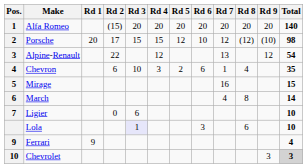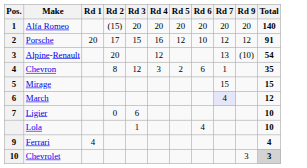- column: (247, 12)
(159, 41) 15 -> (159, 41) 16
(268, 41) (10) -> (247, 41) 12
(291, 41) 98 -> (269, 41) 91
(115, 55) 22 -> (115, 55) 20
(268, 55) 12 -> (247, 55) (10)
(115, 70) 6 -> (115, 70) 8
(137, 70) 10 -> (137, 70) 12
(225, 84) 16 -> (225, 84) 15
(225, 99) no background -> (225, 99) lavender background
(291, 99) 14 -> (269, 99) 12
(137, 128) lavender background -> (137, 128) no background
(203, 128) 3 -> (203, 128) 4
(93, 142) 9 -> (93, 142) 4
